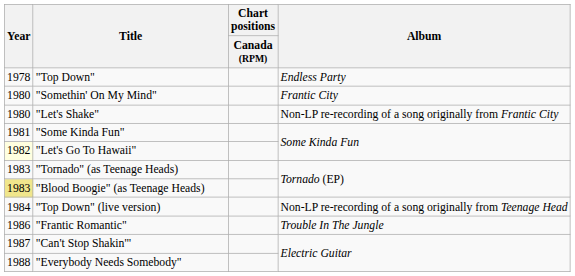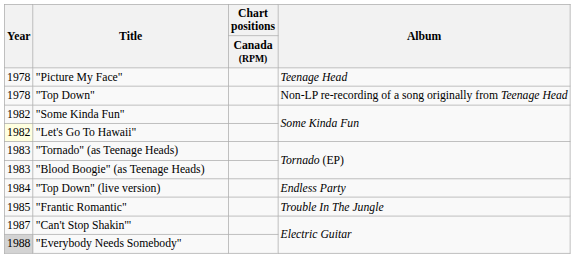+ row: (79, 77)
(313, 77) Endless Party -> (424, 95) Non-LP re-recording of a song originally from Teenage Head
- row: (96, 95)
- row: (67, 114)
(19, 132) 1981 -> (19, 114) 1982
(19, 188) khaki background -> (19, 169) no background
(424, 206) Non-LP re-recording of a song originally from Teenage Head -> (313, 188) Endless Party
(19, 225) 1986 -> (19, 206) 1985
(19, 262) no background -> (19, 243) lightgrey background
